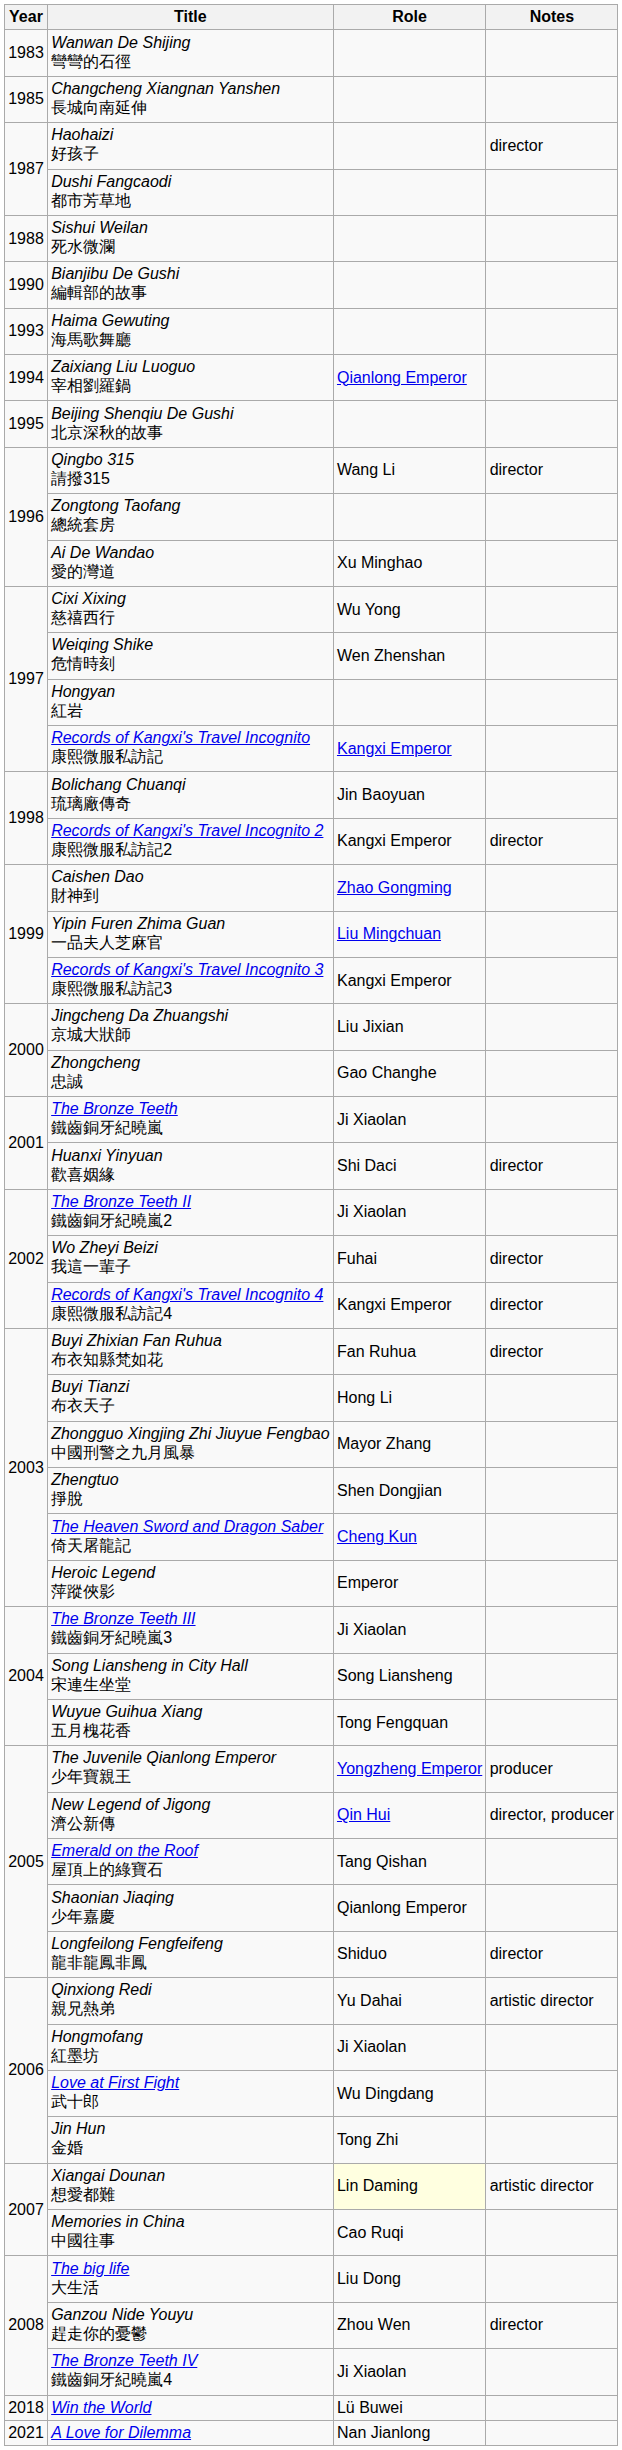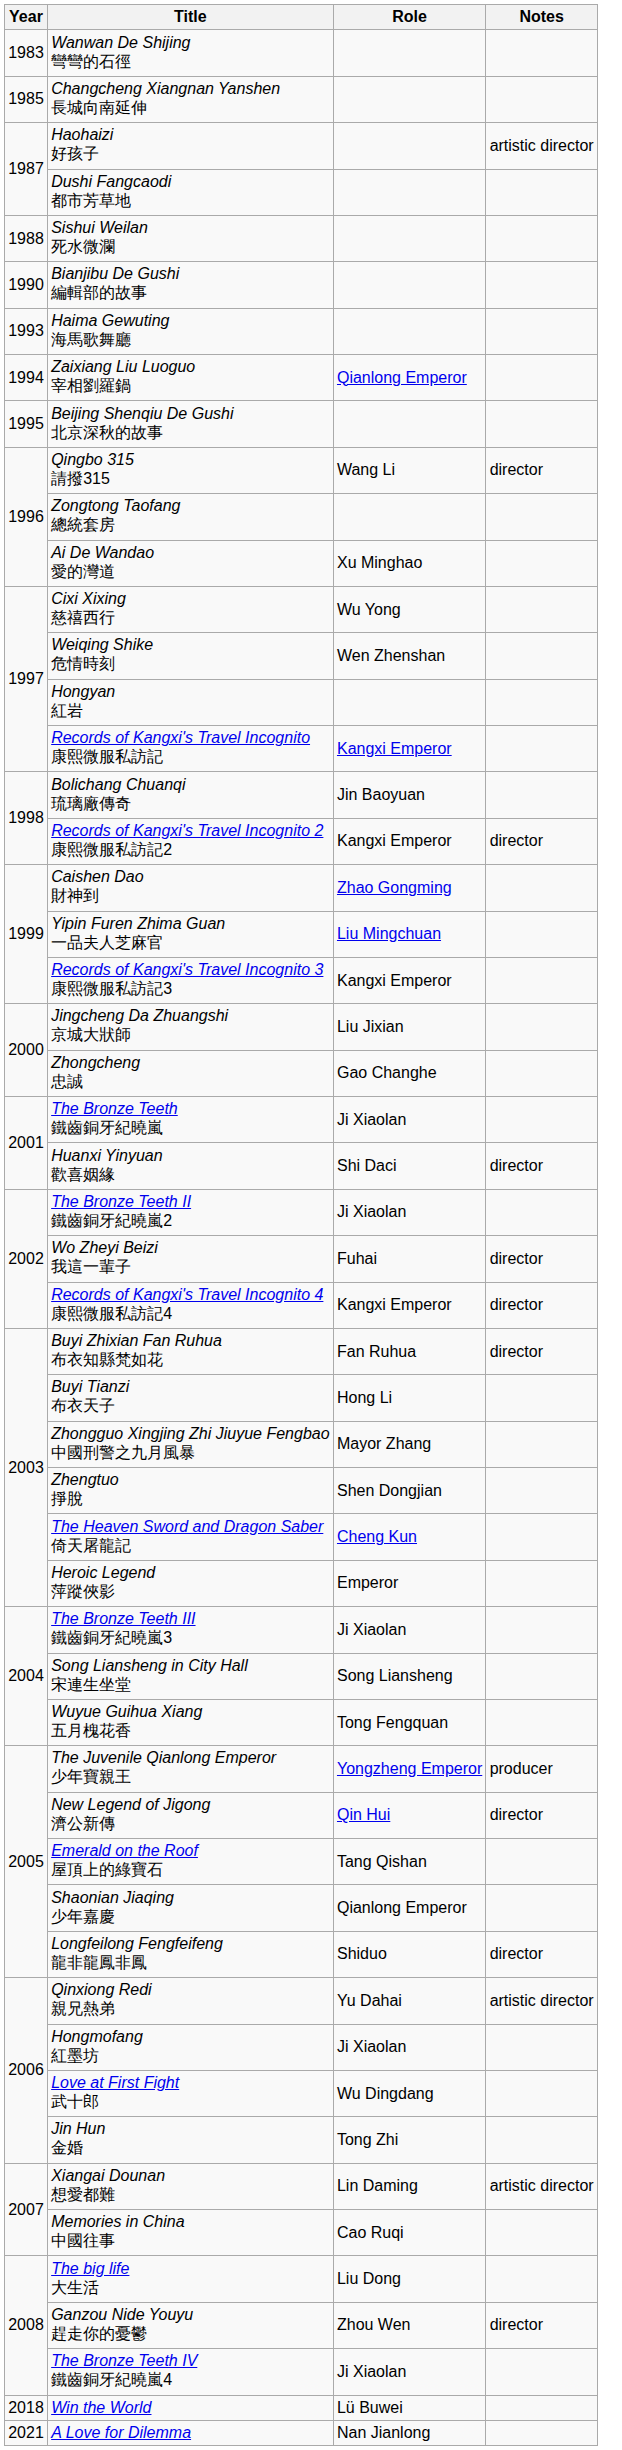(516, 145) director -> (542, 145) artistic director
(552, 1815) director, producer -> (516, 1815) director
(377, 2186) lightyellow background -> (377, 2186) no background
